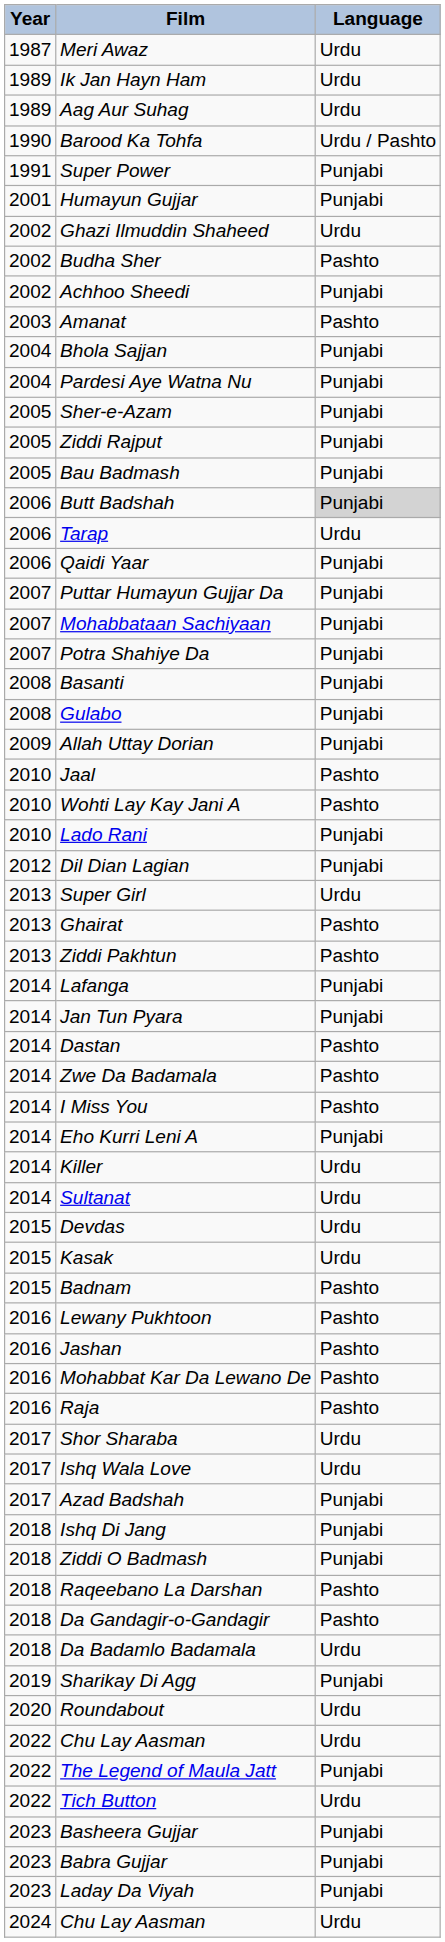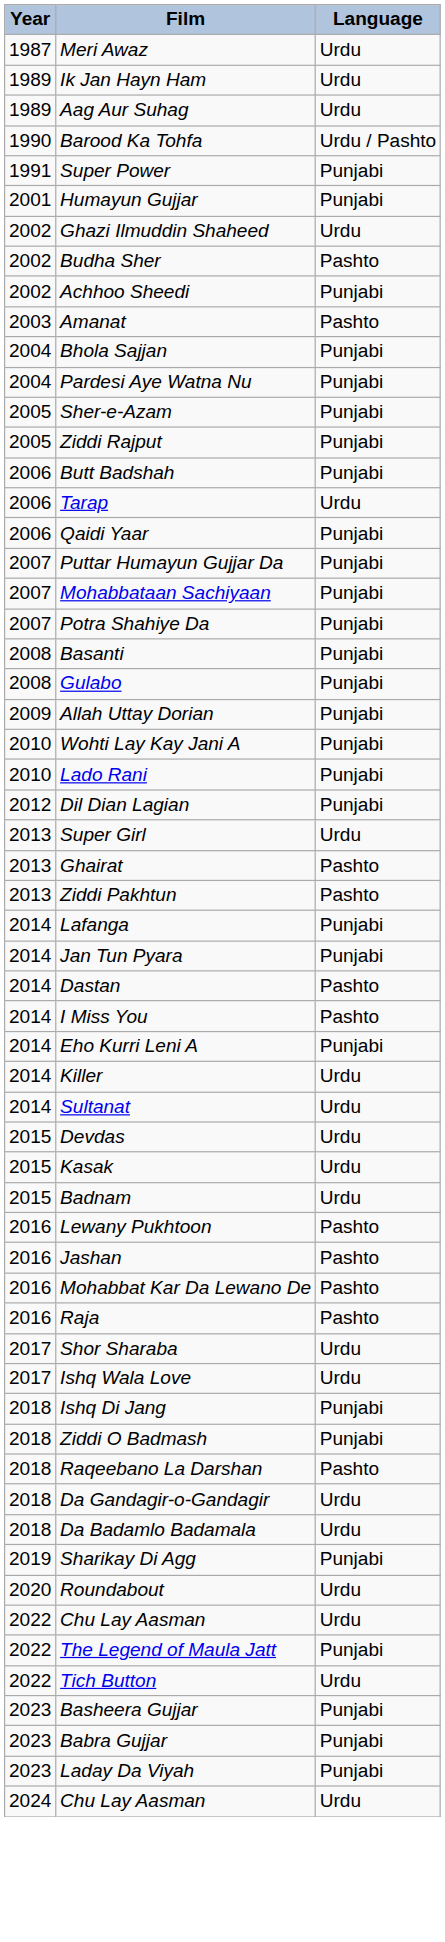- row: (30, 472)
(351, 502) lightgrey background -> (351, 472) no background
- row: (30, 774)
(349, 804) Pashto -> (351, 744) Punjabi
- row: (30, 1076)
(349, 1287) Pashto -> (340, 1197) Urdu
- row: (30, 1499)
(349, 1619) Pashto -> (340, 1499) Urdu
